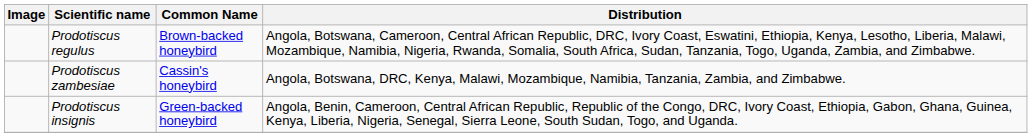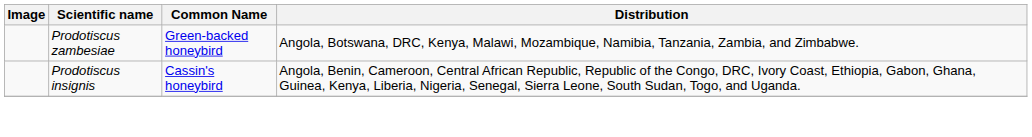- row: (86, 43)
(188, 78) Cassin's honeybird -> (207, 43) Green-backed honeybird
(201, 114) Green-backed honeybird -> (194, 78) Cassin's honeybird
